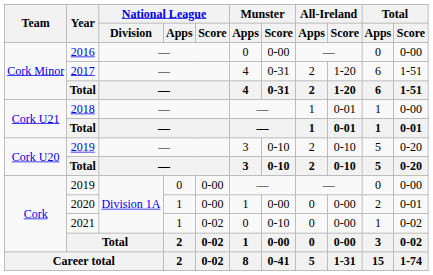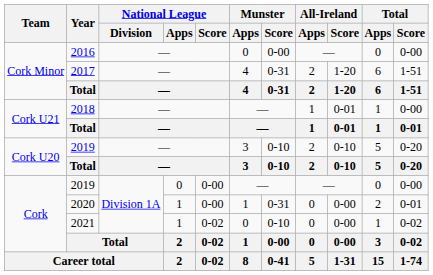(279, 204) 0-00 -> (279, 204) 0-31
